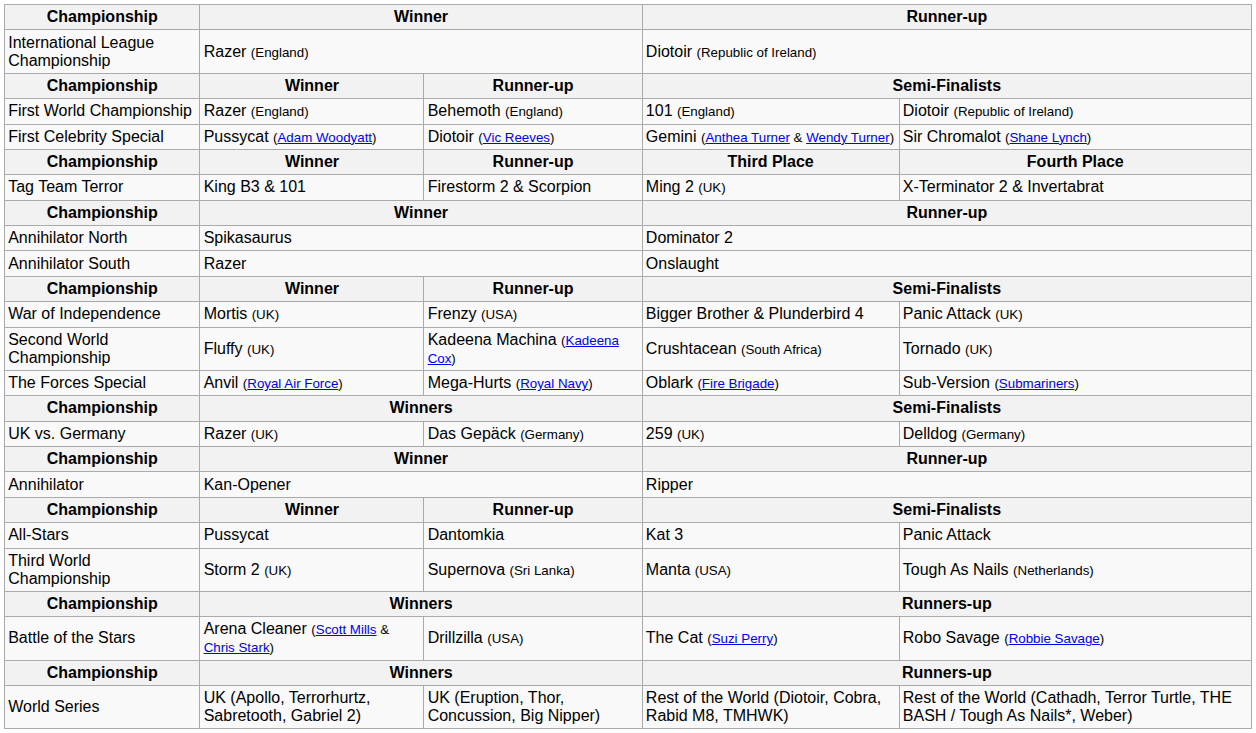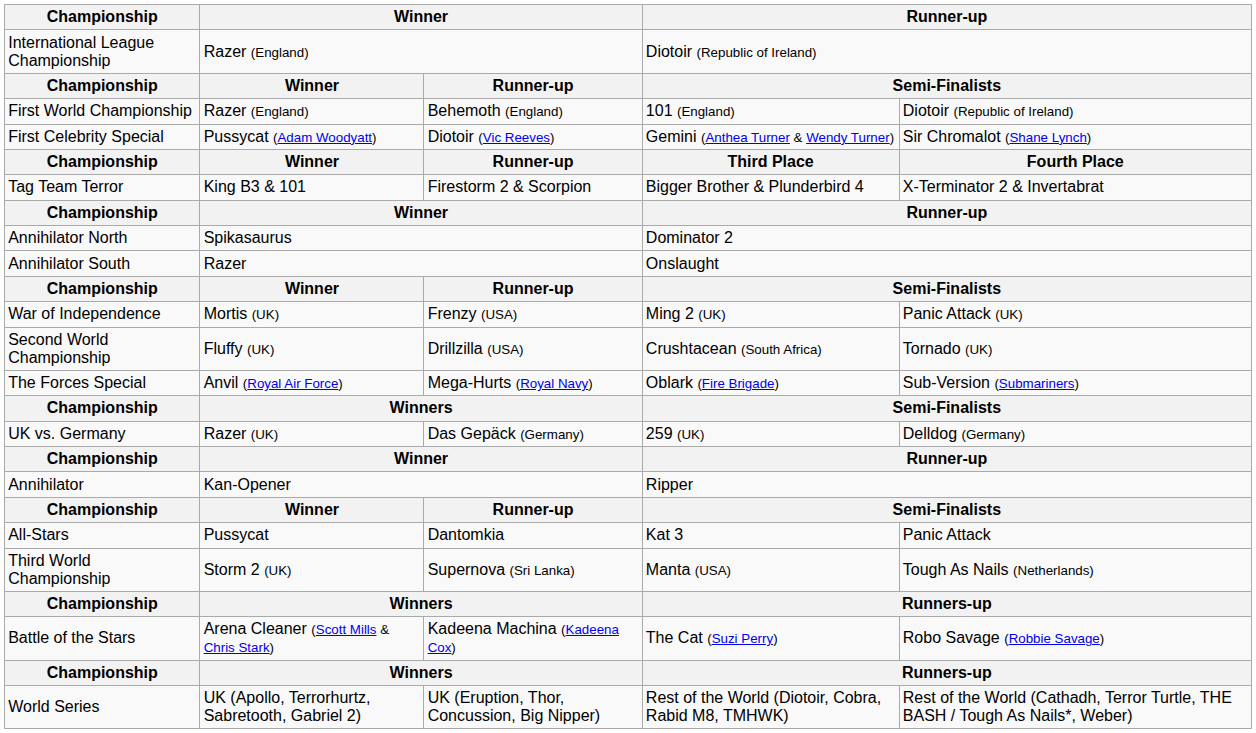(686, 187) Ming 2 (UK) -> (755, 187) Bigger Brother & Plunderbird 4
(755, 314) Bigger Brother & Plunderbird 4 -> (686, 314) Ming 2 (UK)
(523, 348) Kadeena Machina (Kadeena Cox) -> (476, 348) Drillzilla (USA)
(476, 638) Drillzilla (USA) -> (523, 638) Kadeena Machina (Kadeena Cox)
